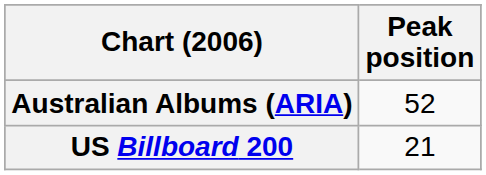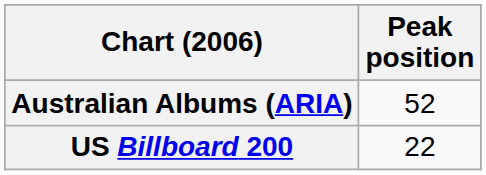(420, 147) 21 -> (420, 147) 22
